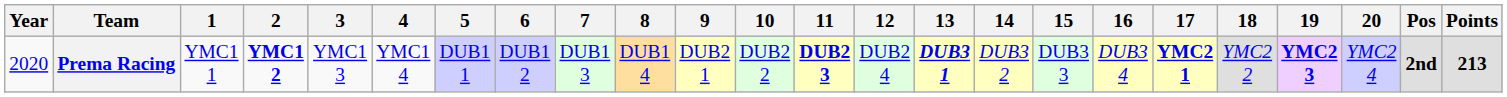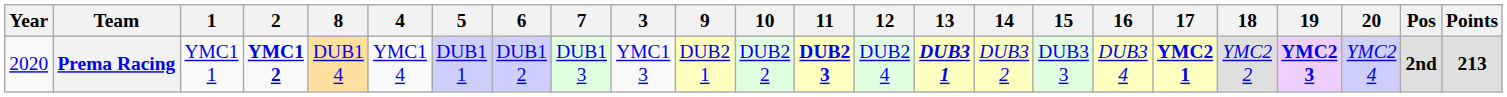columns swapped: (340, 20) <-> (645, 20)
